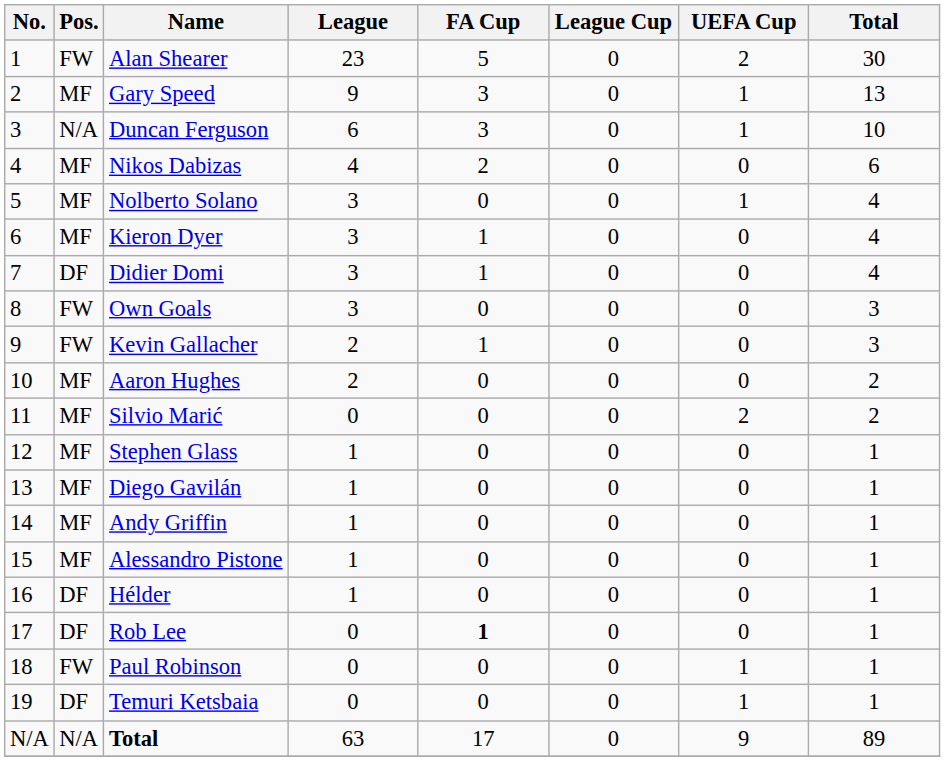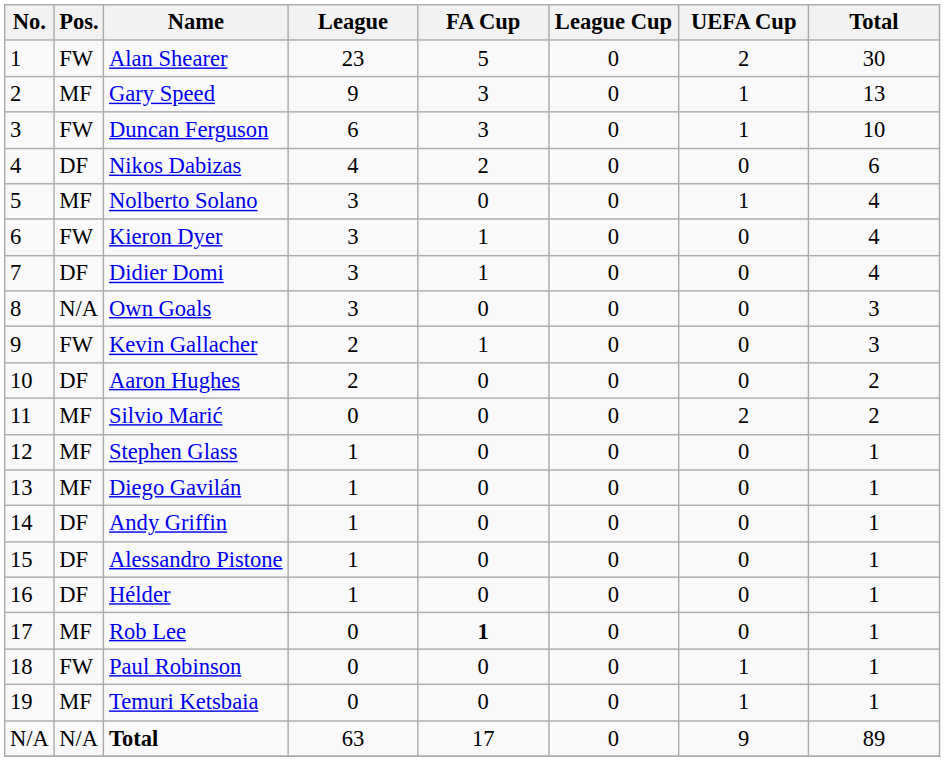(79, 129) N/A -> (76, 129) FW
(75, 165) MF -> (74, 165) DF
(75, 237) MF -> (76, 237) FW
(76, 308) FW -> (79, 308) N/A
(75, 380) MF -> (74, 380) DF
(75, 523) MF -> (74, 523) DF
(75, 559) MF -> (74, 559) DF
(74, 630) DF -> (75, 630) MF
(74, 702) DF -> (75, 702) MF
